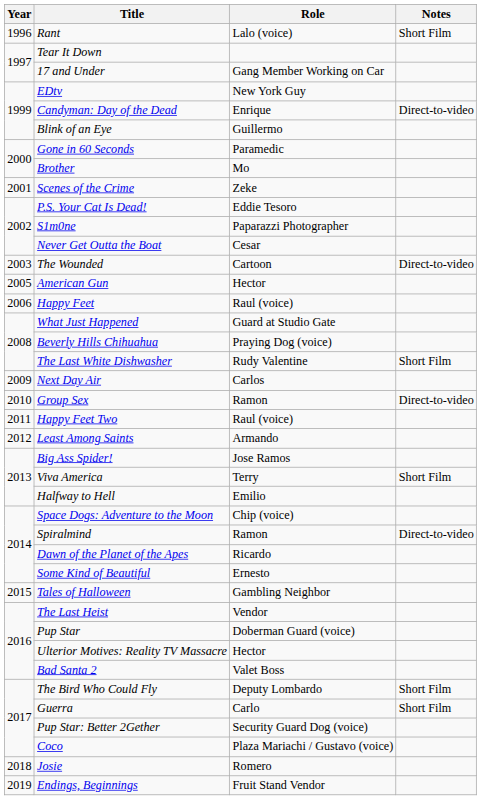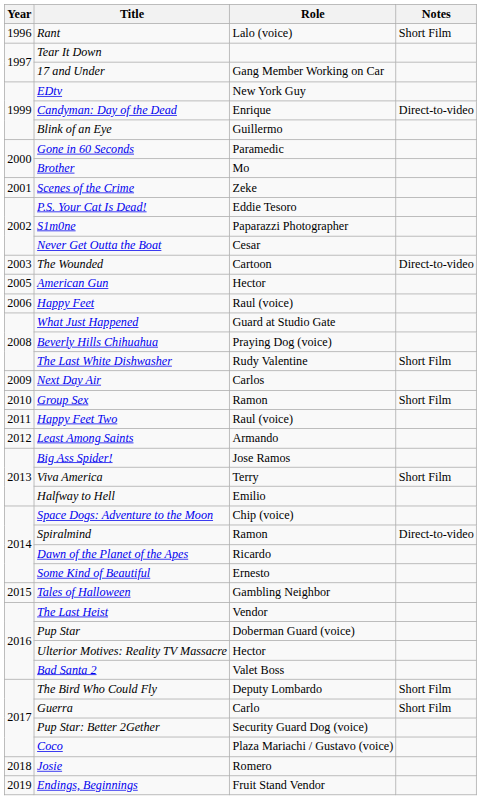(436, 399) Direct-to-video -> (425, 399) Short Film
